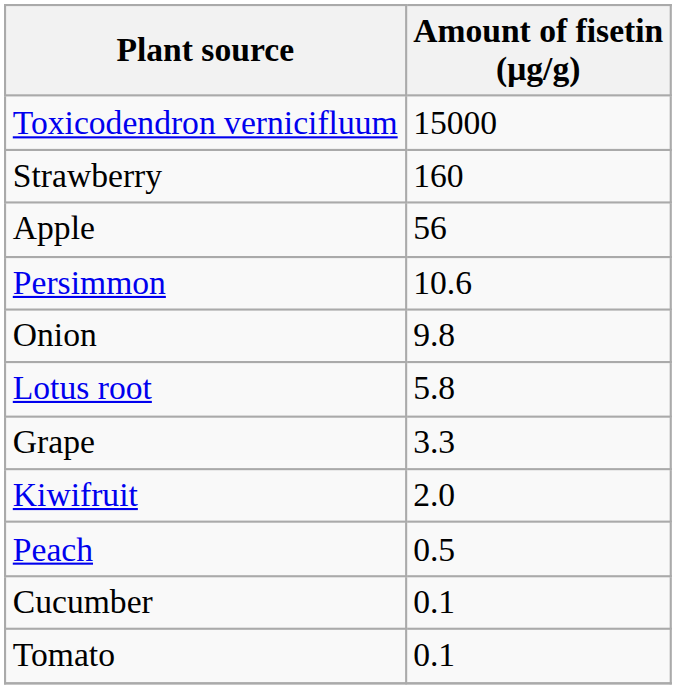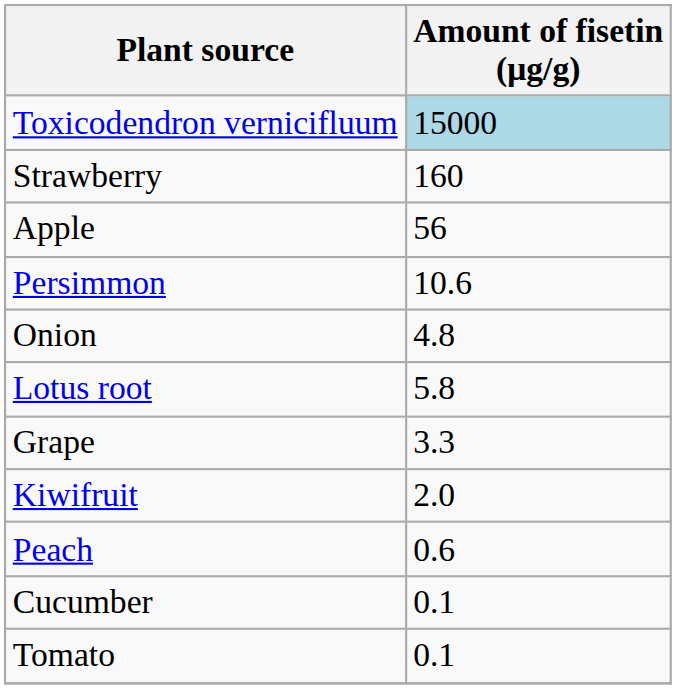(455, 122) no background -> (455, 122) lightblue background
(434, 335) 9.8 -> (434, 335) 4.8
(434, 548) 0.5 -> (434, 548) 0.6
